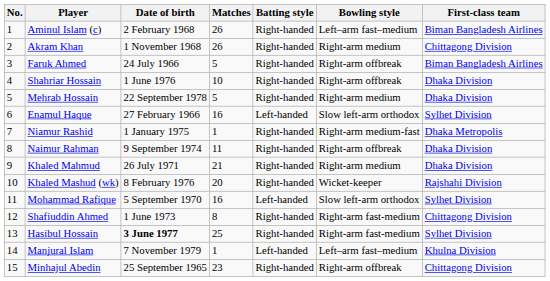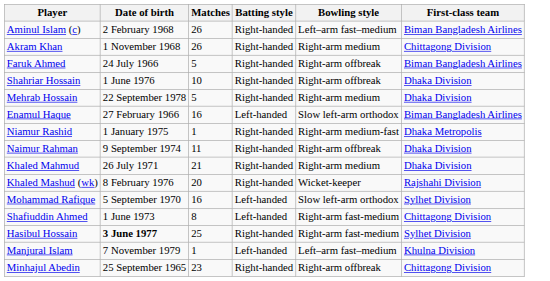- column: (15, 13)
(458, 115) Sylhet Division -> (463, 115) Biman Bangladesh Airlines
(285, 217) Right-handed -> (261, 217) Left-handed
